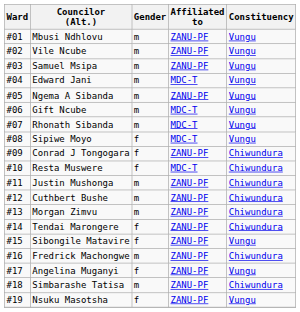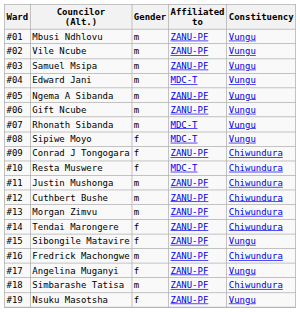(184, 110) MDC-T -> (189, 110) ZANU-PF
